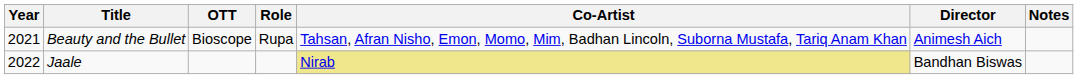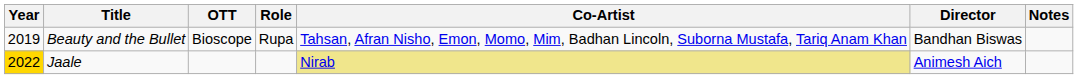(24, 39) 2021 -> (24, 39) 2019
(958, 39) Animesh Aich -> (968, 39) Bandhan Biswas
(24, 62) no background -> (24, 62) gold background
(968, 62) Bandhan Biswas -> (958, 62) Animesh Aich
